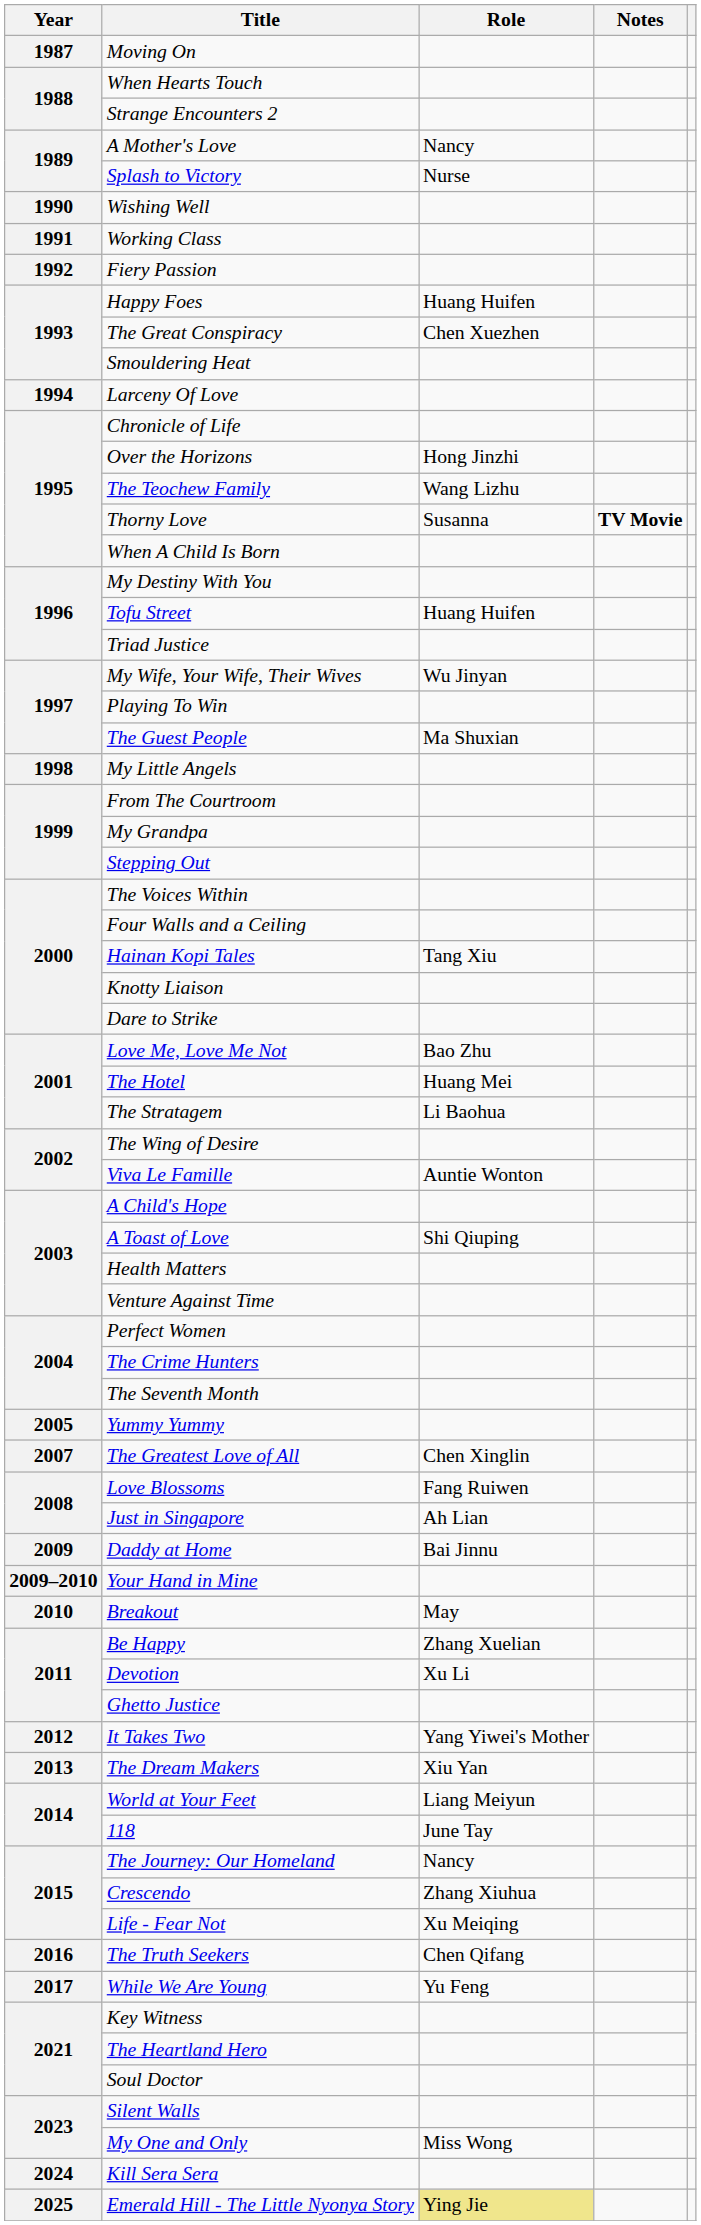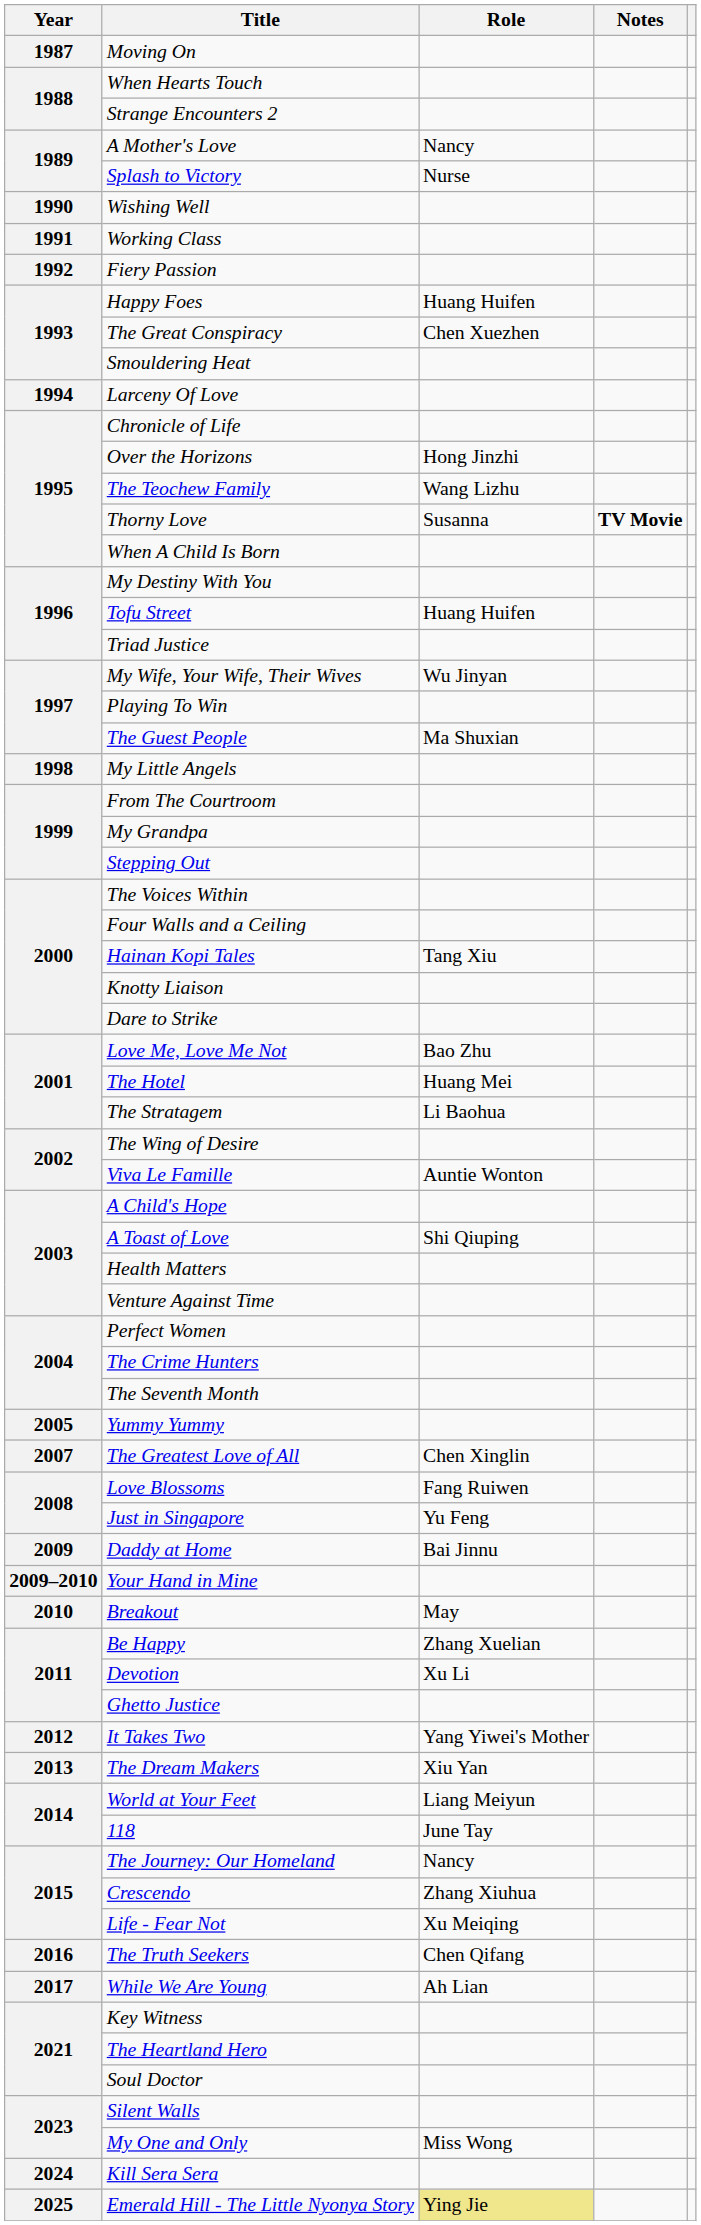(456, 1518) Ah Lian -> (456, 1518) Yu Feng
(456, 1986) Yu Feng -> (456, 1986) Ah Lian
